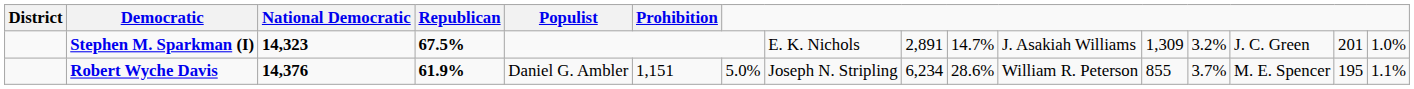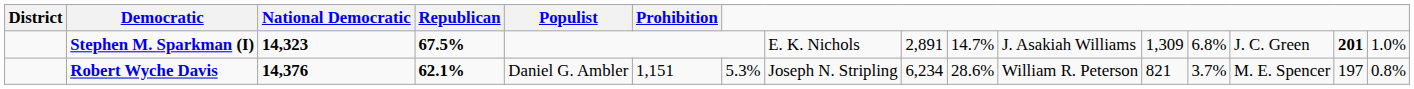(1209, 44) 3.2% -> (1209, 44) 6.8%
(1351, 44) normal -> (1351, 44) bold
(442, 71) 61.9% -> (442, 71) 62.1%
(743, 71) 5.0% -> (743, 71) 5.3%
(1158, 71) 855 -> (1158, 71) 821
(1351, 71) 195 -> (1351, 71) 197
(1388, 71) 1.1% -> (1388, 71) 0.8%
